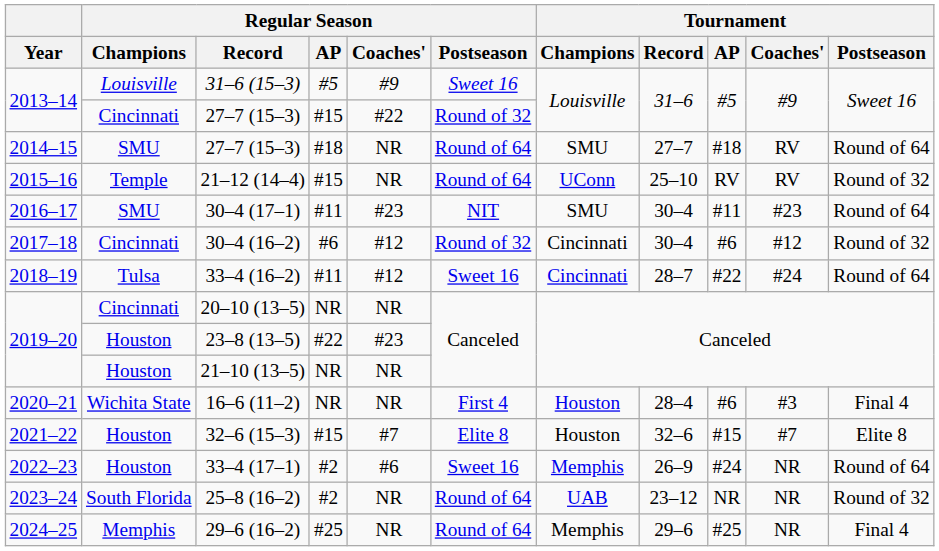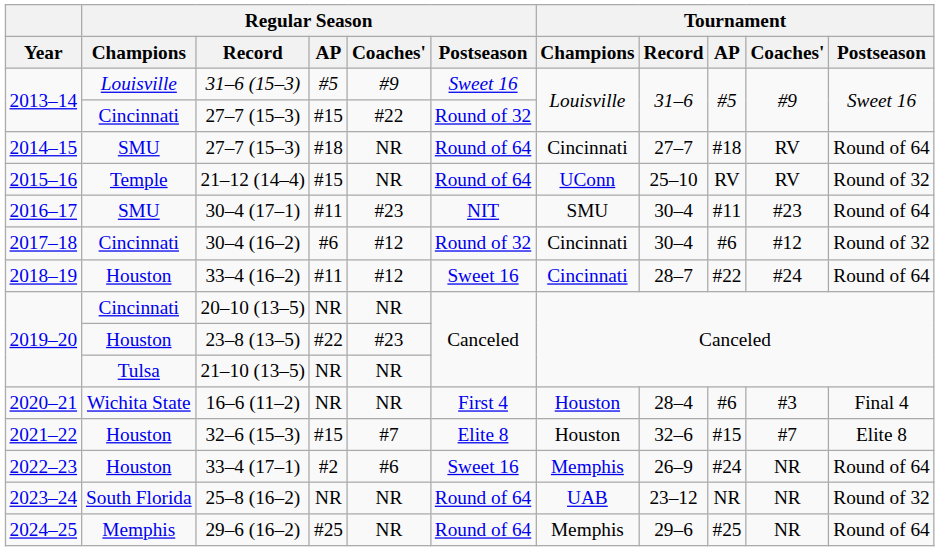(587, 147) SMU -> (587, 147) Cincinnati
(139, 275) Tulsa -> (139, 275) Houston
(139, 370) Houston -> (139, 370) Tulsa
(328, 498) #2 -> (328, 498) NR
(882, 529) Final 4 -> (882, 529) Round of 64
